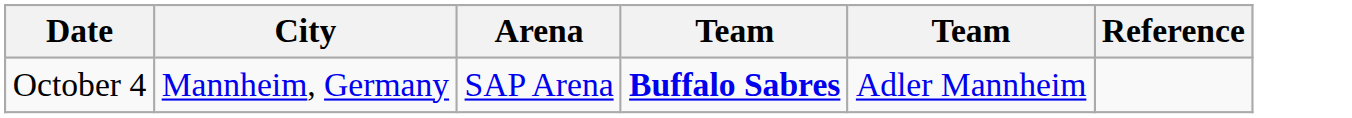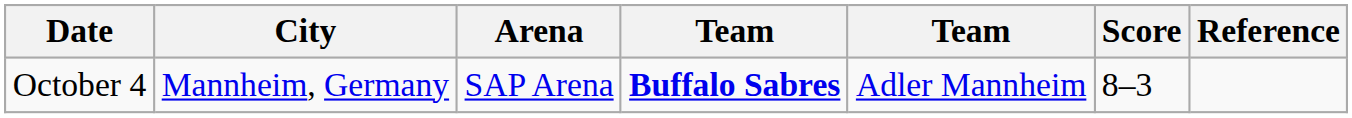+ column: (1142, 31)
